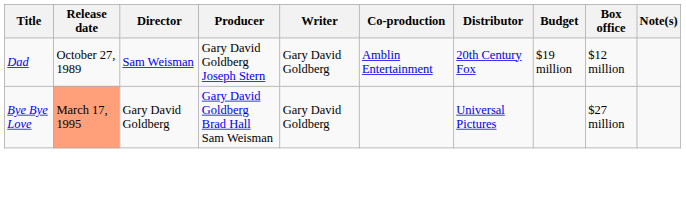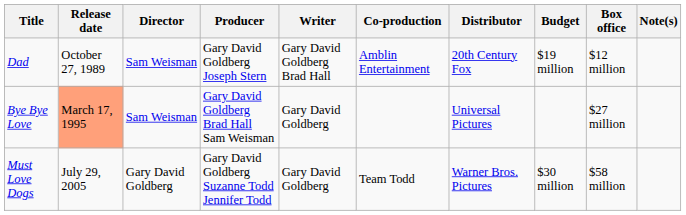(312, 62) Gary David Goldberg -> (311, 62) Gary David Goldberg Brad Hall
(152, 117) Gary David Goldberg -> (161, 117) Sam Weisman
+ row: (20, 179)
